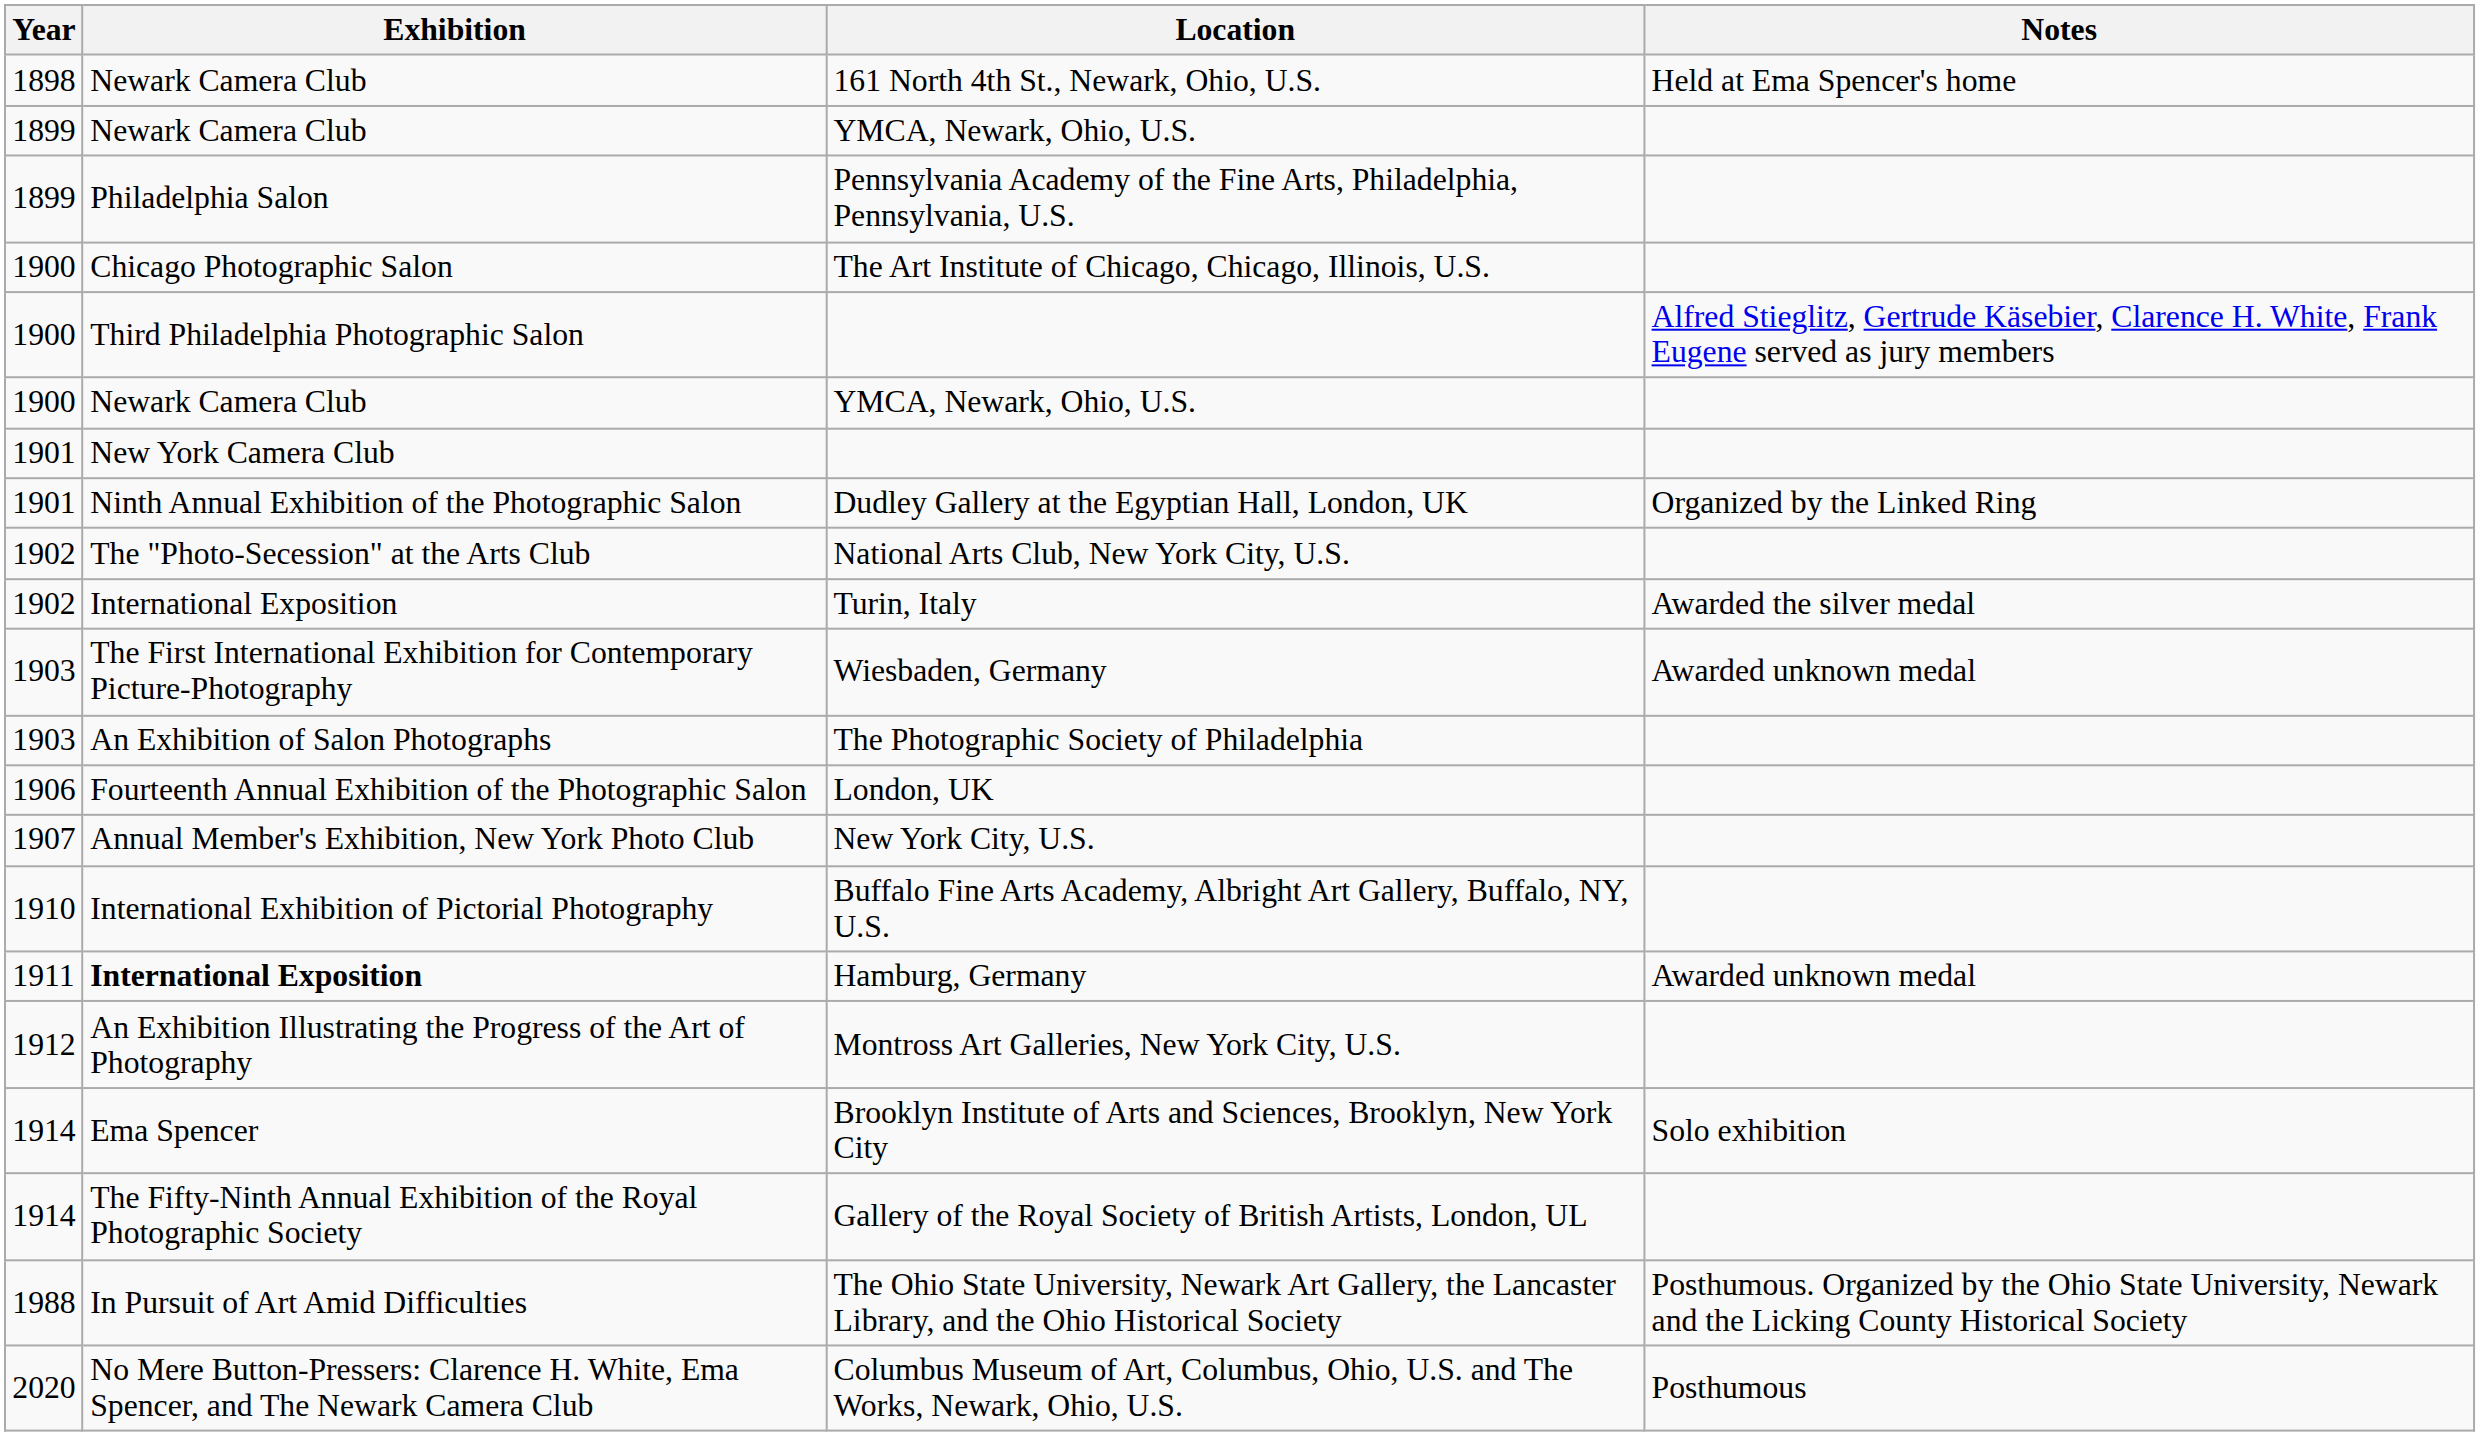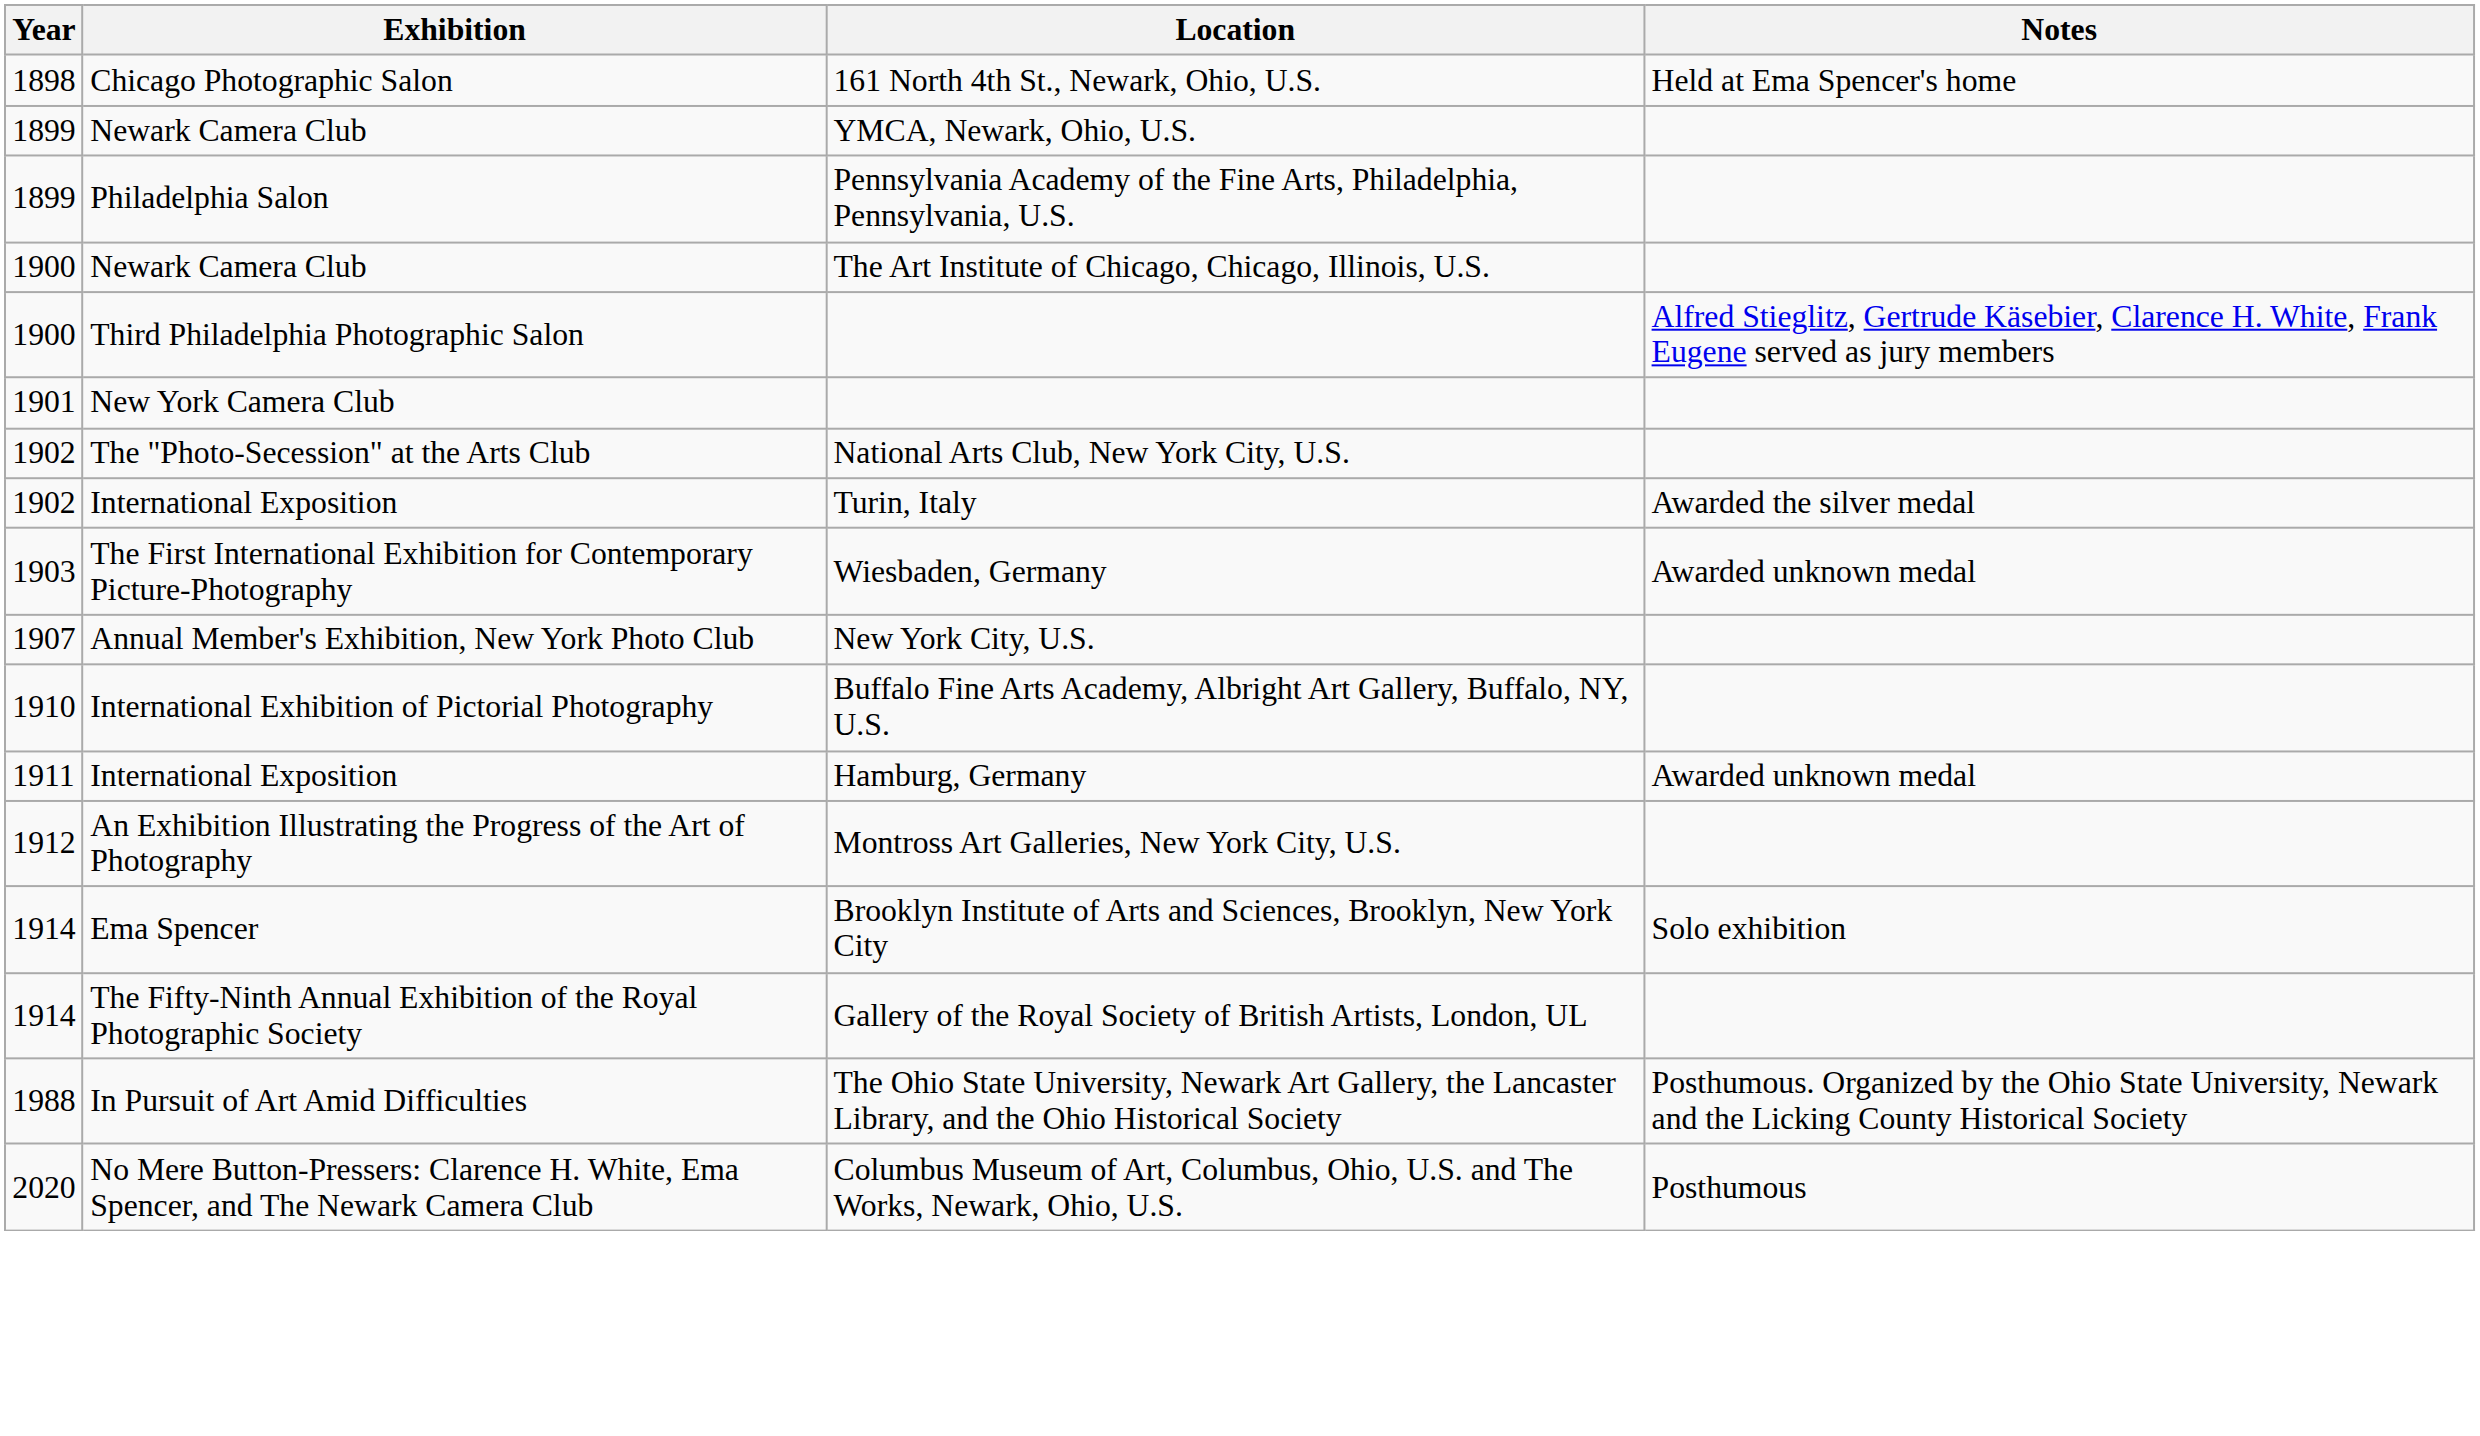(228, 79) Newark Camera Club -> (272, 79) Chicago Photographic Salon
(272, 266) Chicago Photographic Salon -> (228, 266) Newark Camera Club
- row: (44, 402)
- row: (44, 502)
- row: (44, 739)
- row: (44, 789)
(256, 976) bold -> (244, 775) normal
